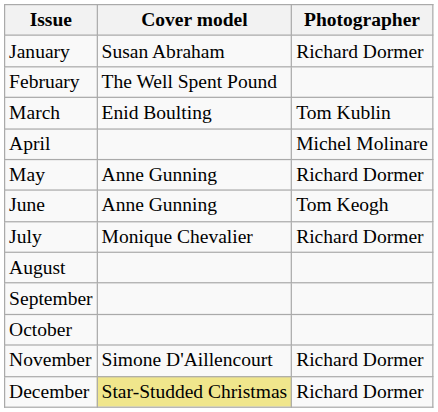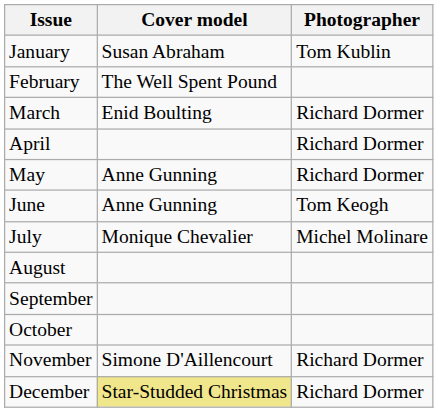(360, 50) Richard Dormer -> (343, 50) Tom Kublin
(343, 112) Tom Kublin -> (360, 112) Richard Dormer
(362, 143) Michel Molinare -> (360, 143) Richard Dormer
(360, 236) Richard Dormer -> (362, 236) Michel Molinare
